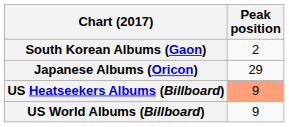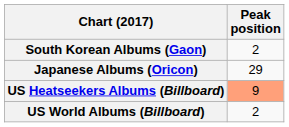(256, 111) 9 -> (256, 111) 2
